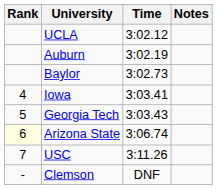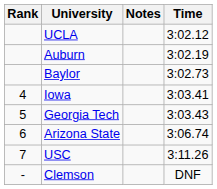columns swapped: (147, 14) <-> (191, 14)
(23, 134) lightyellow background -> (23, 134) no background
